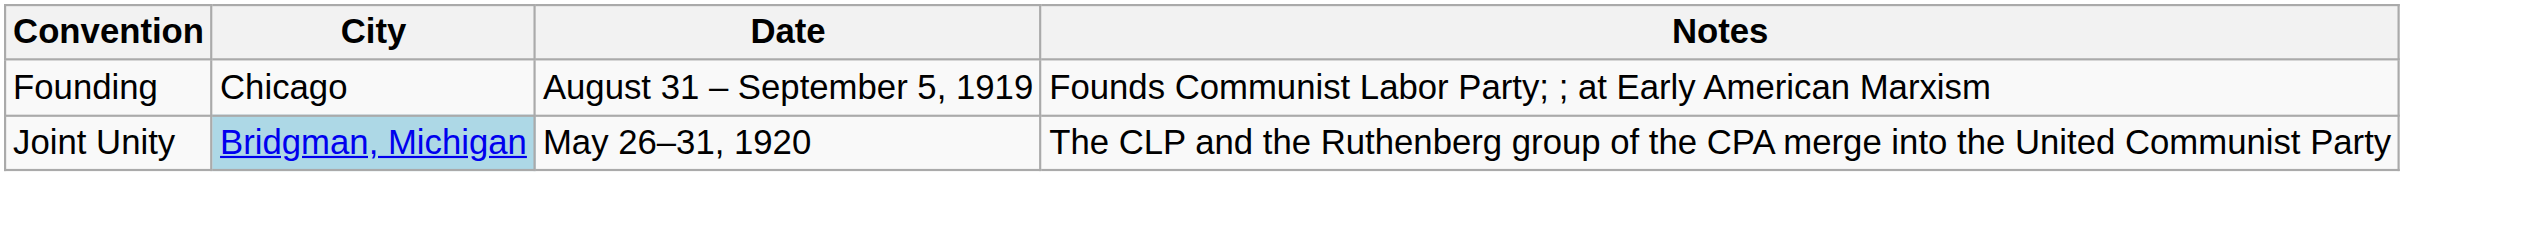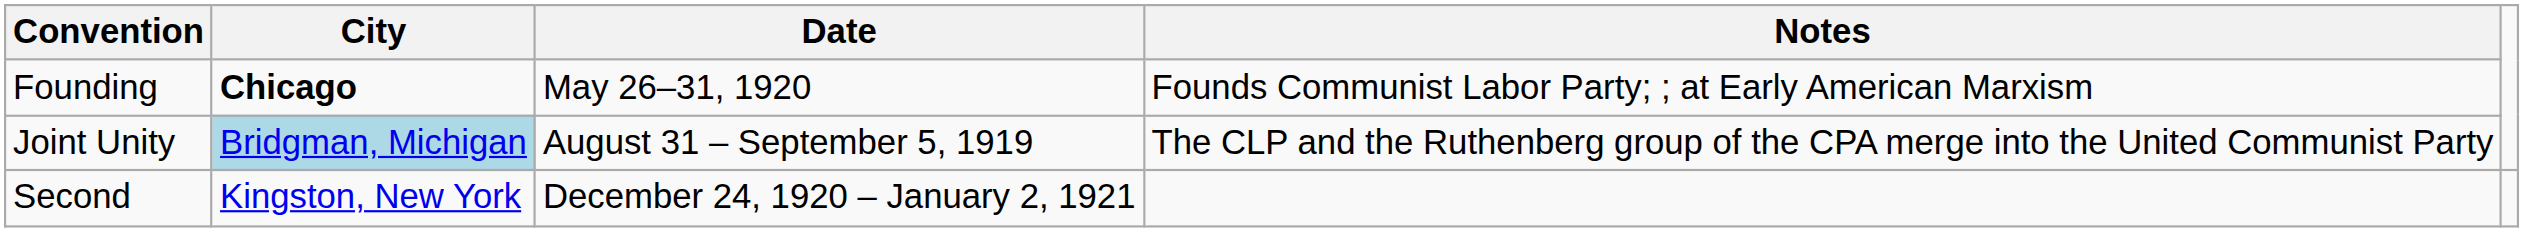(284, 87) normal -> (289, 87) bold
(788, 87) August 31 – September 5, 1919 -> (677, 87) May 26–31, 1920
(677, 142) May 26–31, 1920 -> (788, 142) August 31 – September 5, 1919
+ row: (72, 197)
